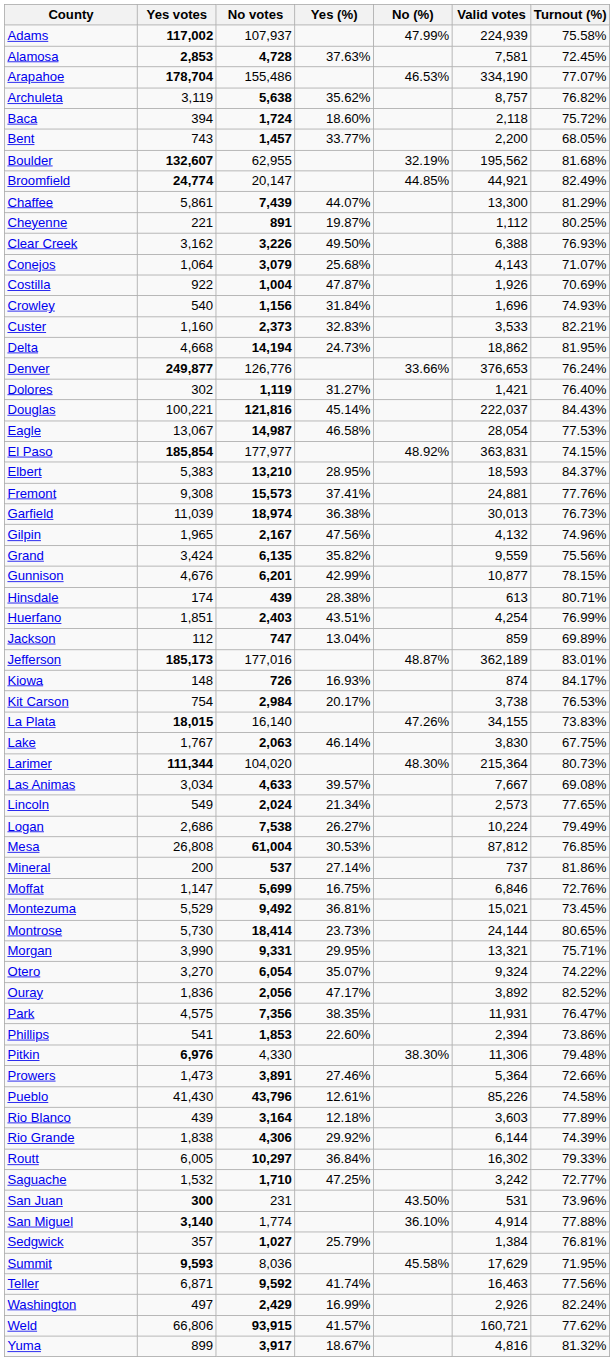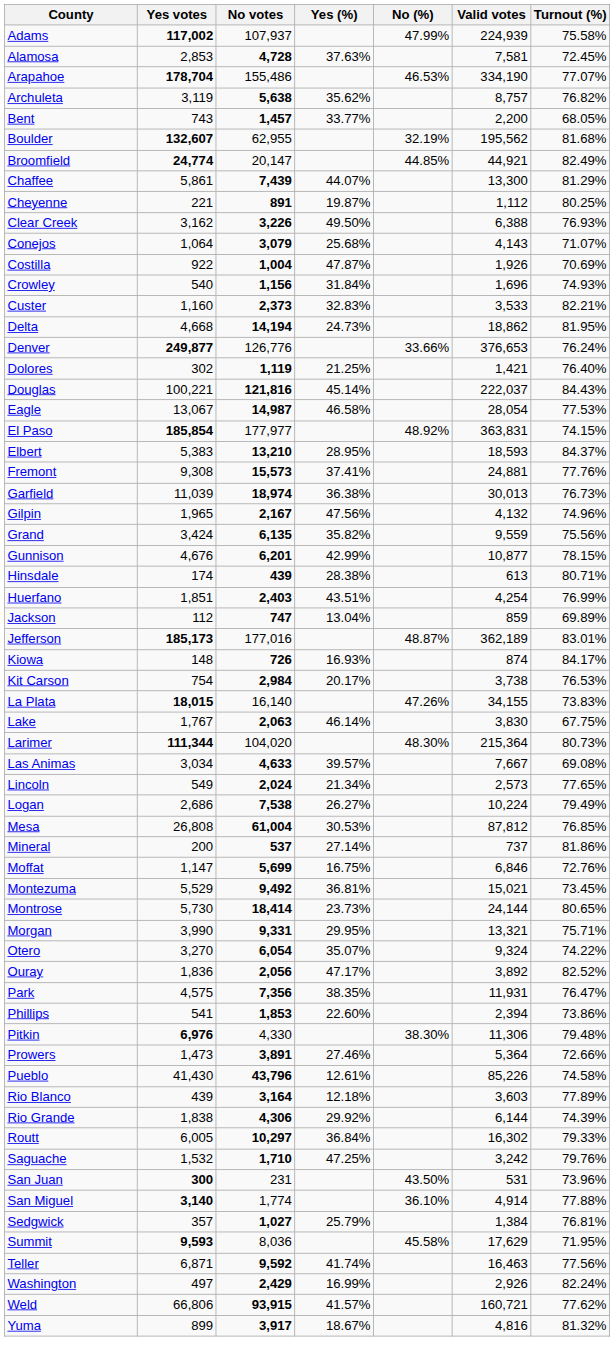(197, 56) bold -> (197, 56) normal
- row: (22, 118)
(348, 389) 31.27% -> (348, 368) 21.25%
(584, 1180) 72.77% -> (584, 1159) 79.76%
